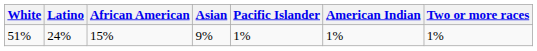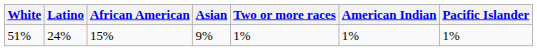columns swapped: (277, 14) <-> (478, 14)
